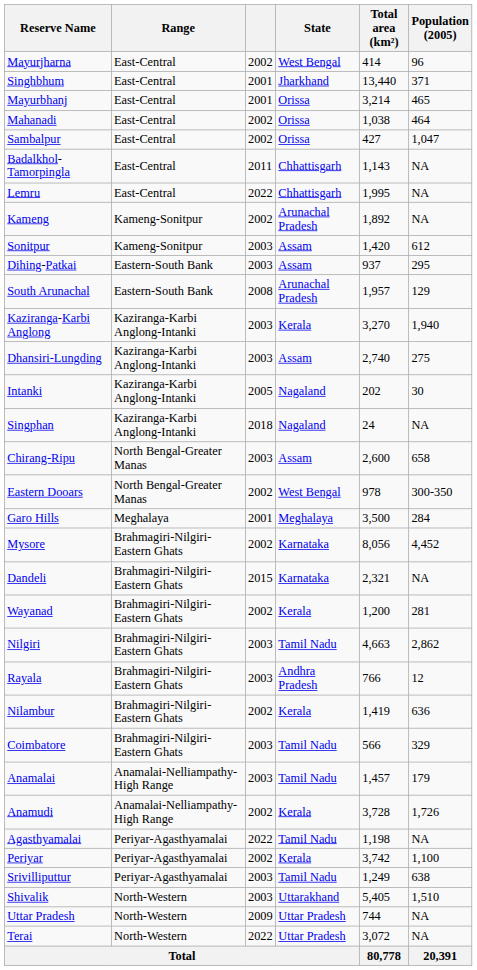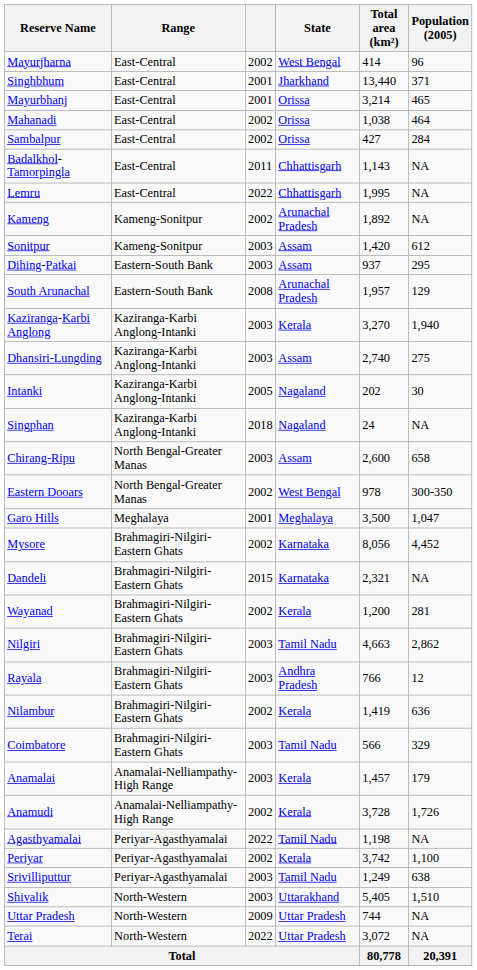(425, 139) 1,047 -> (421, 139) 284
(421, 518) 284 -> (425, 518) 1,047
(308, 778) Tamil Nadu -> (295, 778) Kerala
